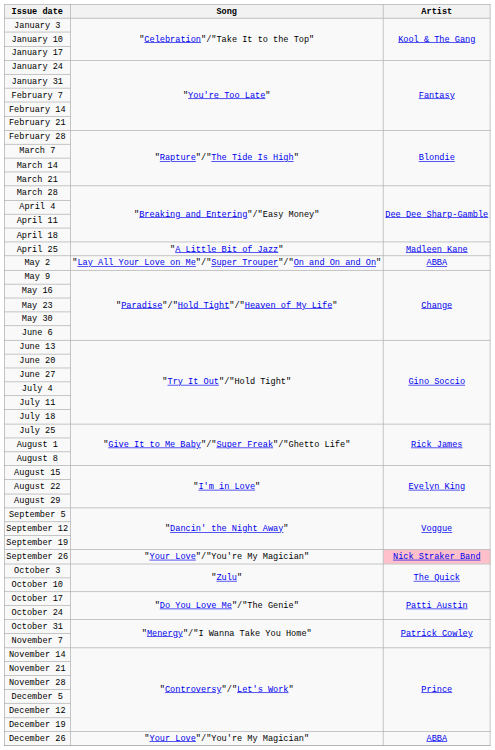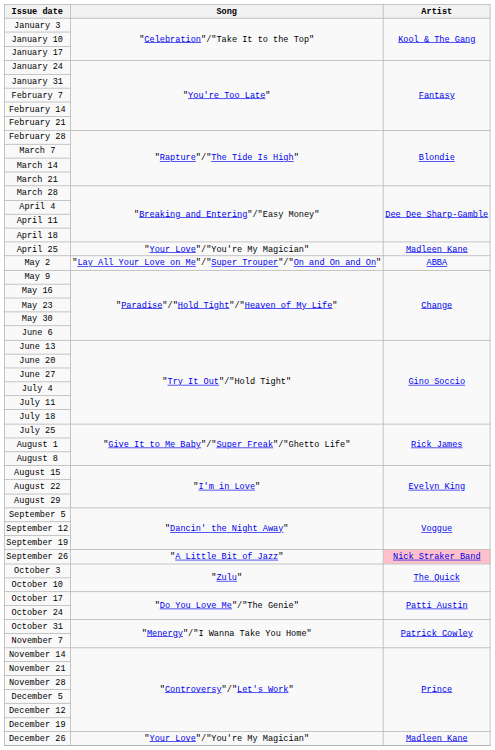(227, 249) "A Little Bit of Jazz" -> (227, 249) "Your Love"/"You're My Magician"
(227, 557) "Your Love"/"You're My Magician" -> (227, 557) "A Little Bit of Jazz"
(437, 738) ABBA -> (437, 738) Madleen Kane
